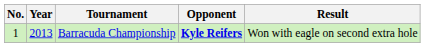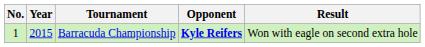(41, 33) 2013 -> (41, 33) 2015
